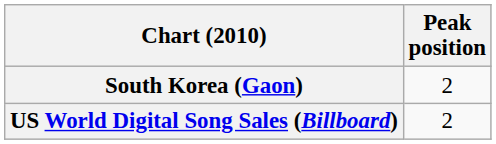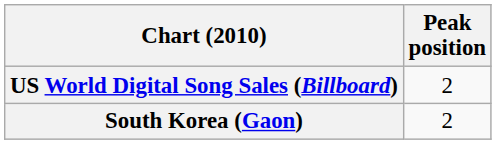rows swapped: (204, 84) <-> (204, 120)
